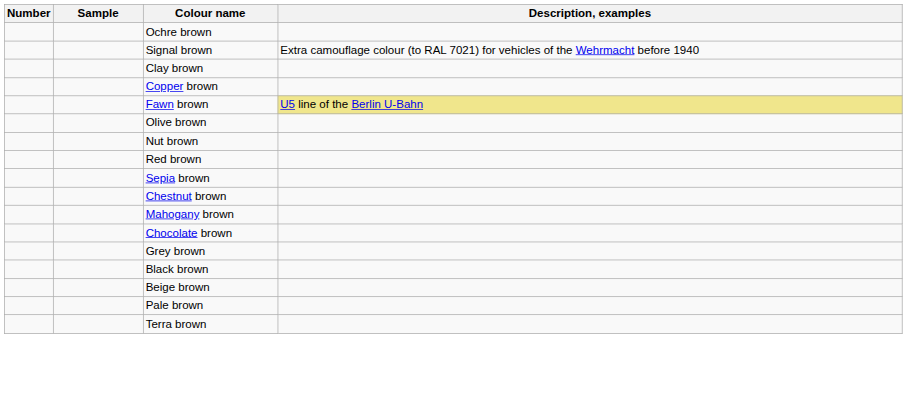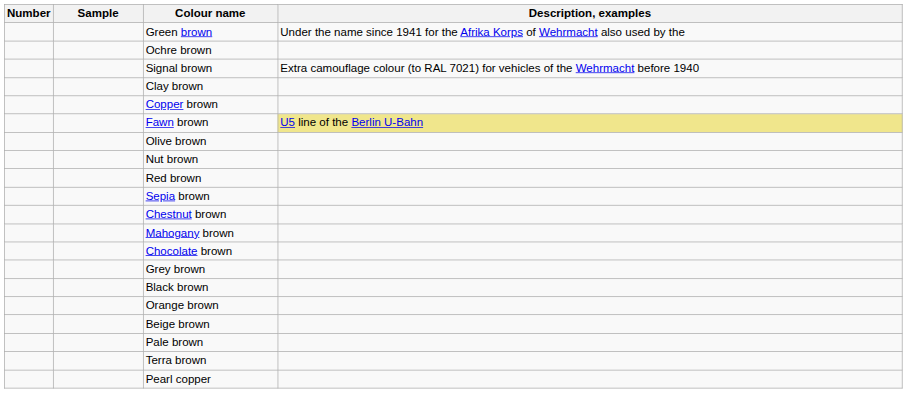+ row: (179, 31)
+ row: (182, 305)
+ row: (178, 379)
